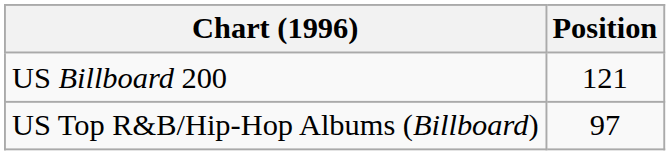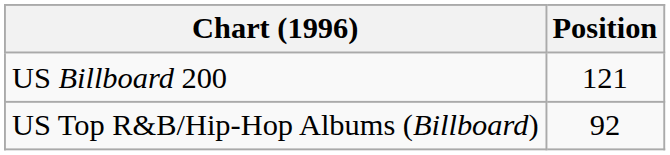(605, 125) 97 -> (605, 125) 92
